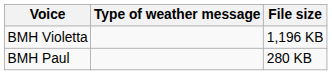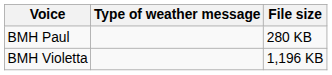rows swapped: (39, 59) <-> (48, 37)
